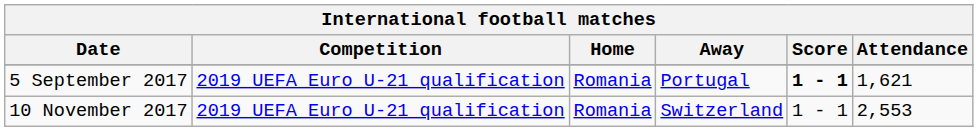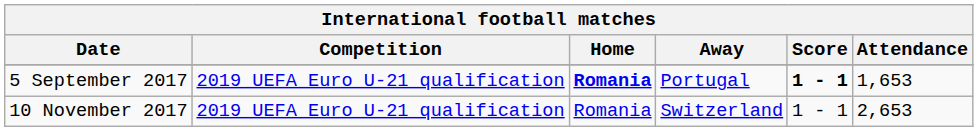(613, 80) normal -> (613, 80) bold
(885, 80) 1,621 -> (885, 80) 1,653
(885, 111) 2,553 -> (885, 111) 2,653
